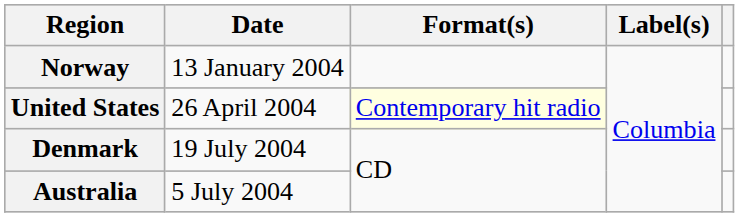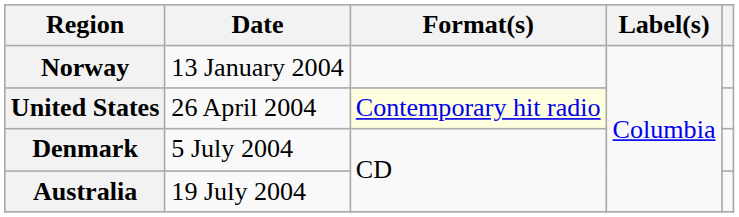(239, 149) 19 July 2004 -> (232, 149) 5 July 2004
(232, 190) 5 July 2004 -> (239, 190) 19 July 2004
